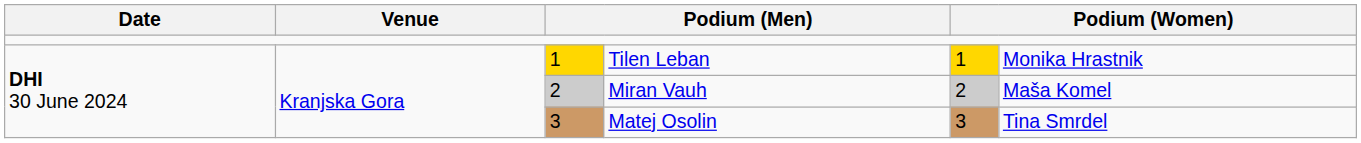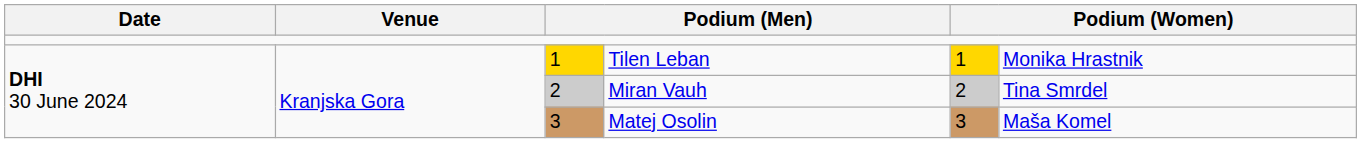(1057, 90) Maša Komel -> (1055, 90) Tina Smrdel
(1055, 121) Tina Smrdel -> (1057, 121) Maša Komel
